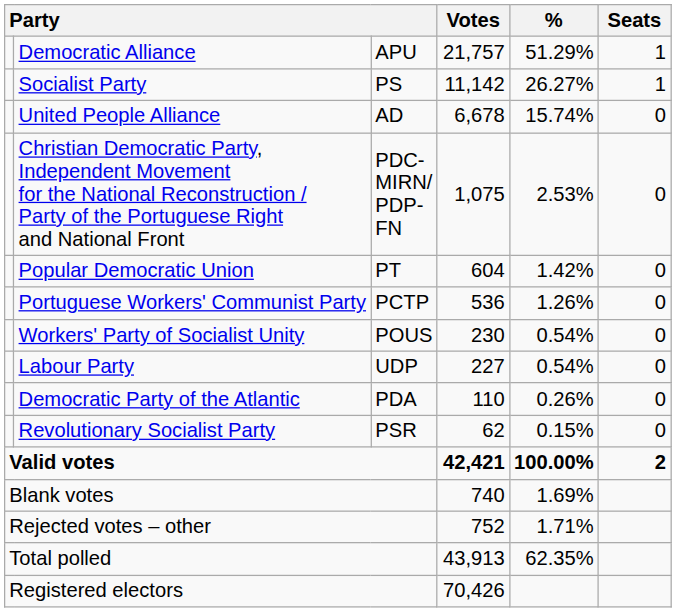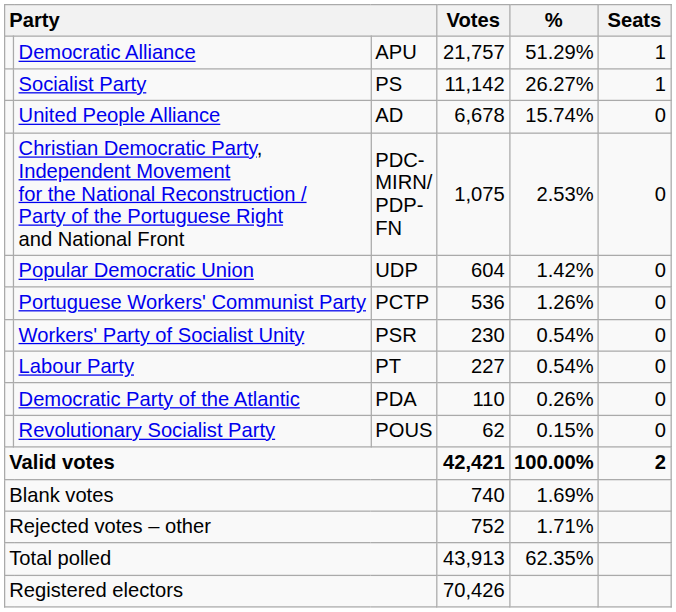(388, 271) PT -> (397, 271) UDP
(404, 335) POUS -> (396, 335) PSR
(397, 366) UDP -> (388, 366) PT
(396, 430) PSR -> (404, 430) POUS
